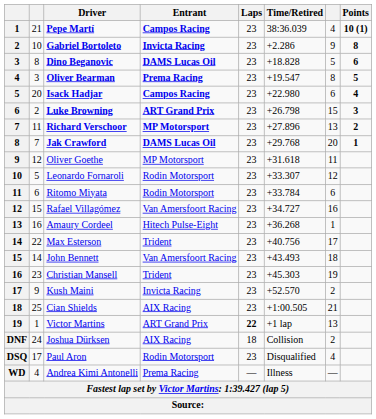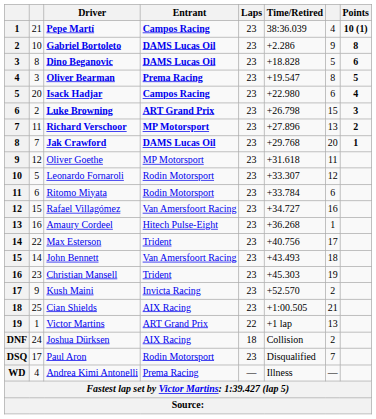(174, 45) Invicta Racing -> (179, 45) DAMS Lucas Oil
(252, 323) bold -> (252, 323) normal
(333, 356) 4 -> (333, 356) 7
